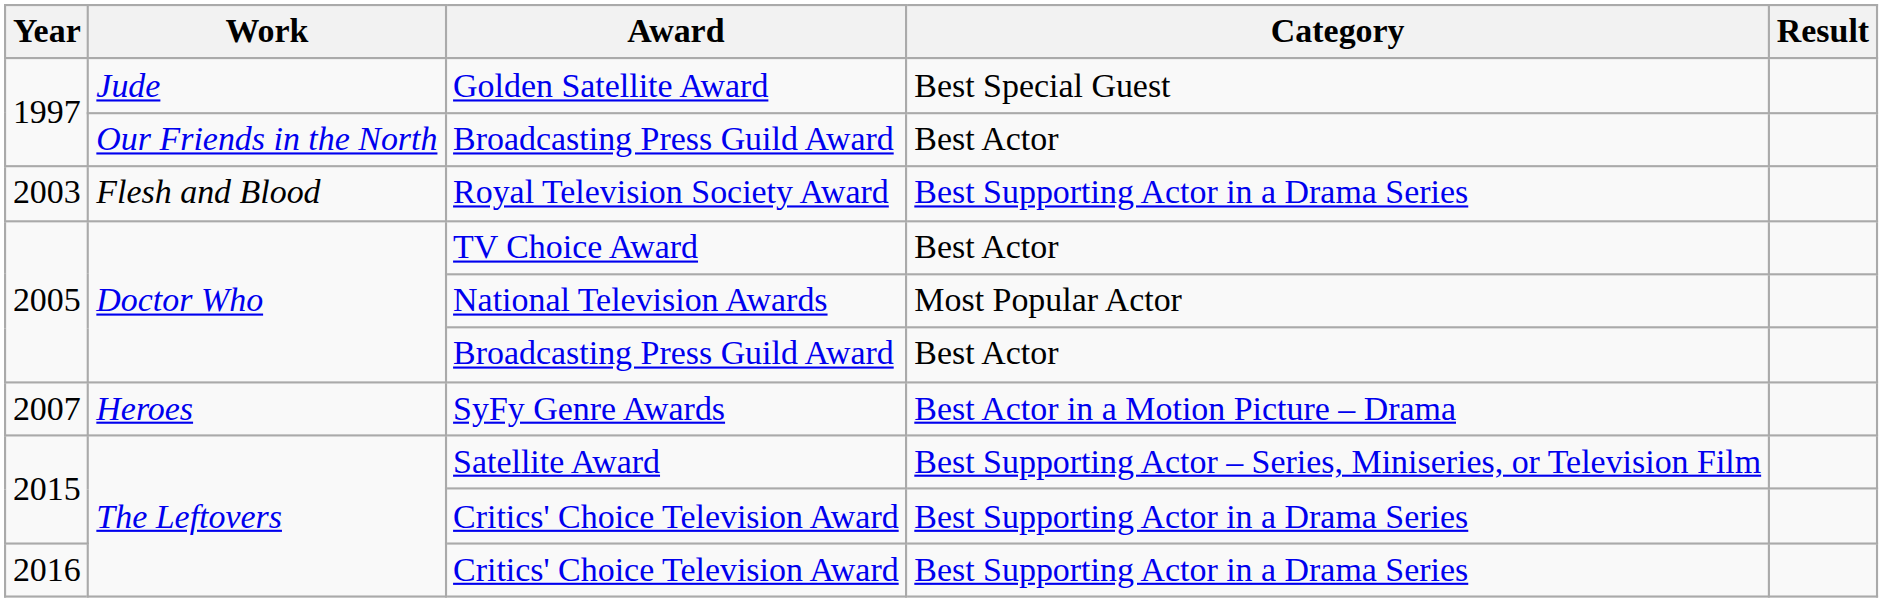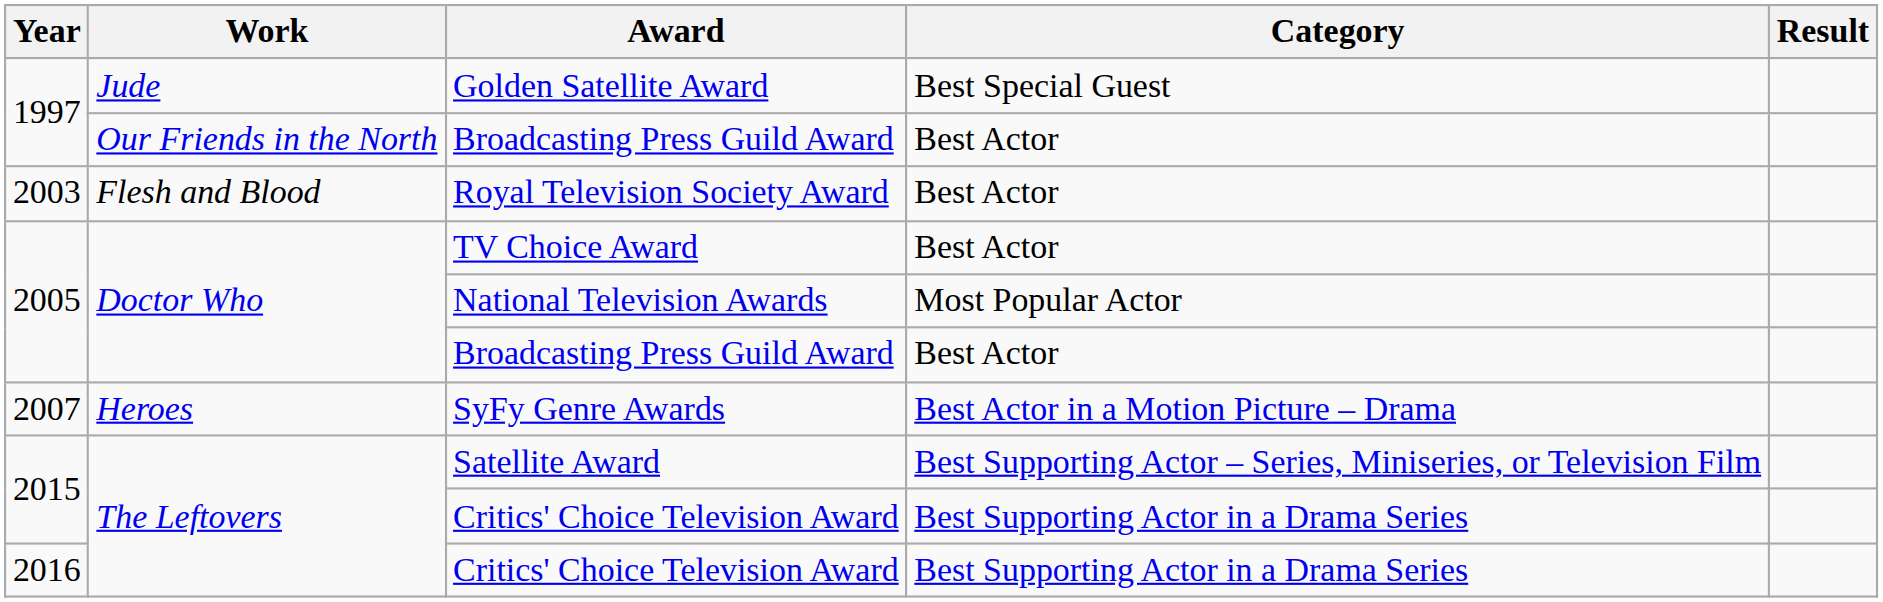(1191, 192) Best Supporting Actor in a Drama Series -> (986, 192) Best Actor
